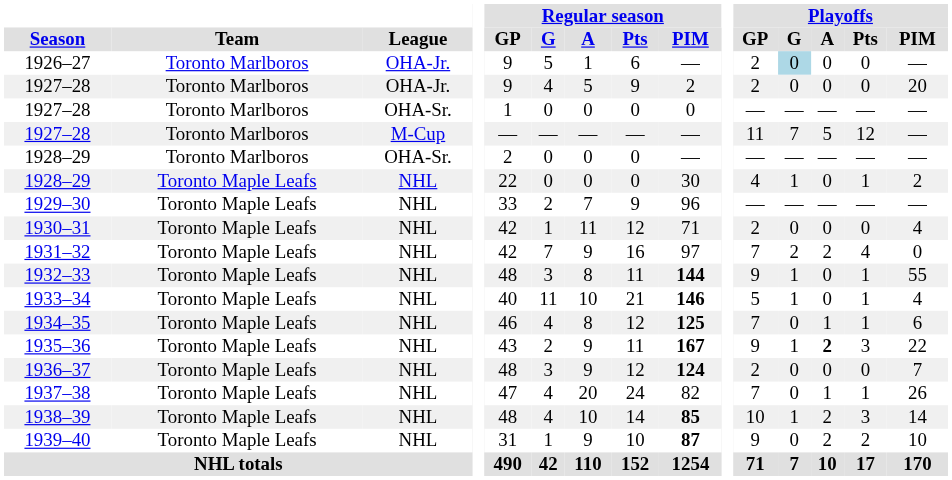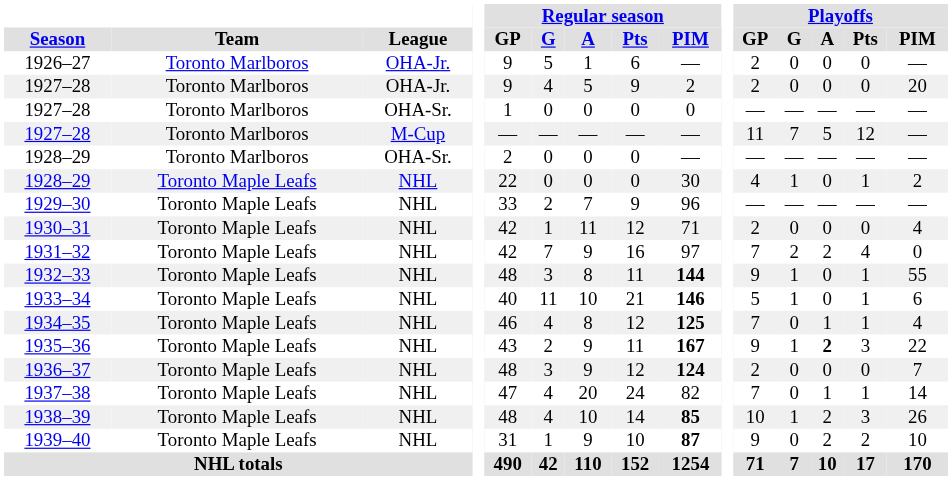(794, 62) lightblue background -> (794, 62) no background
(917, 298) 4 -> (917, 298) 6
(917, 322) 6 -> (917, 322) 4
(917, 393) 26 -> (917, 393) 14
(917, 416) 14 -> (917, 416) 26
